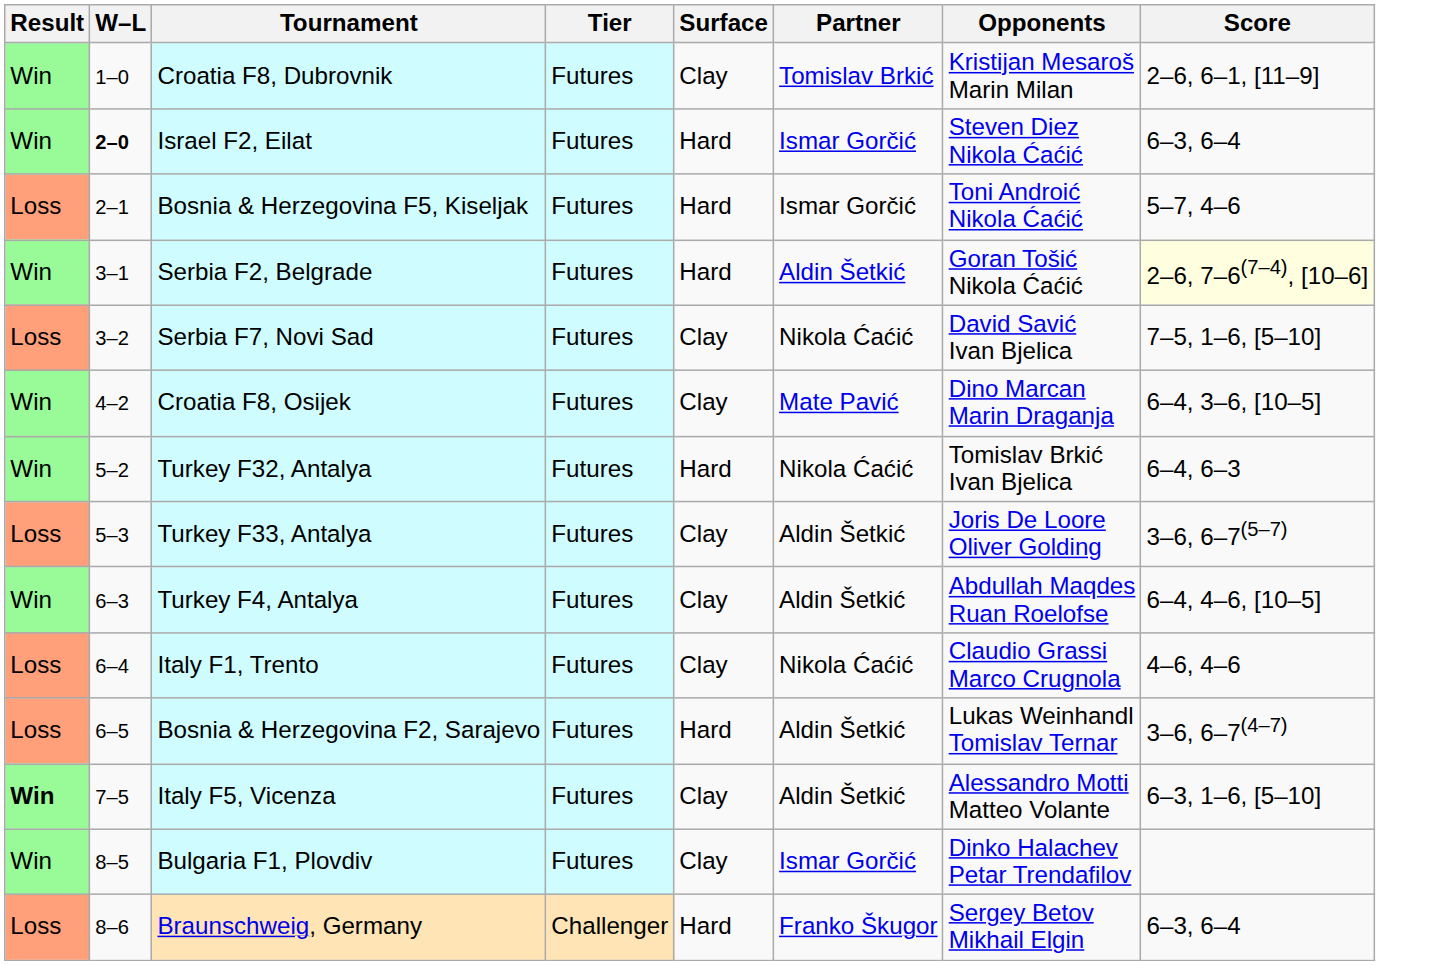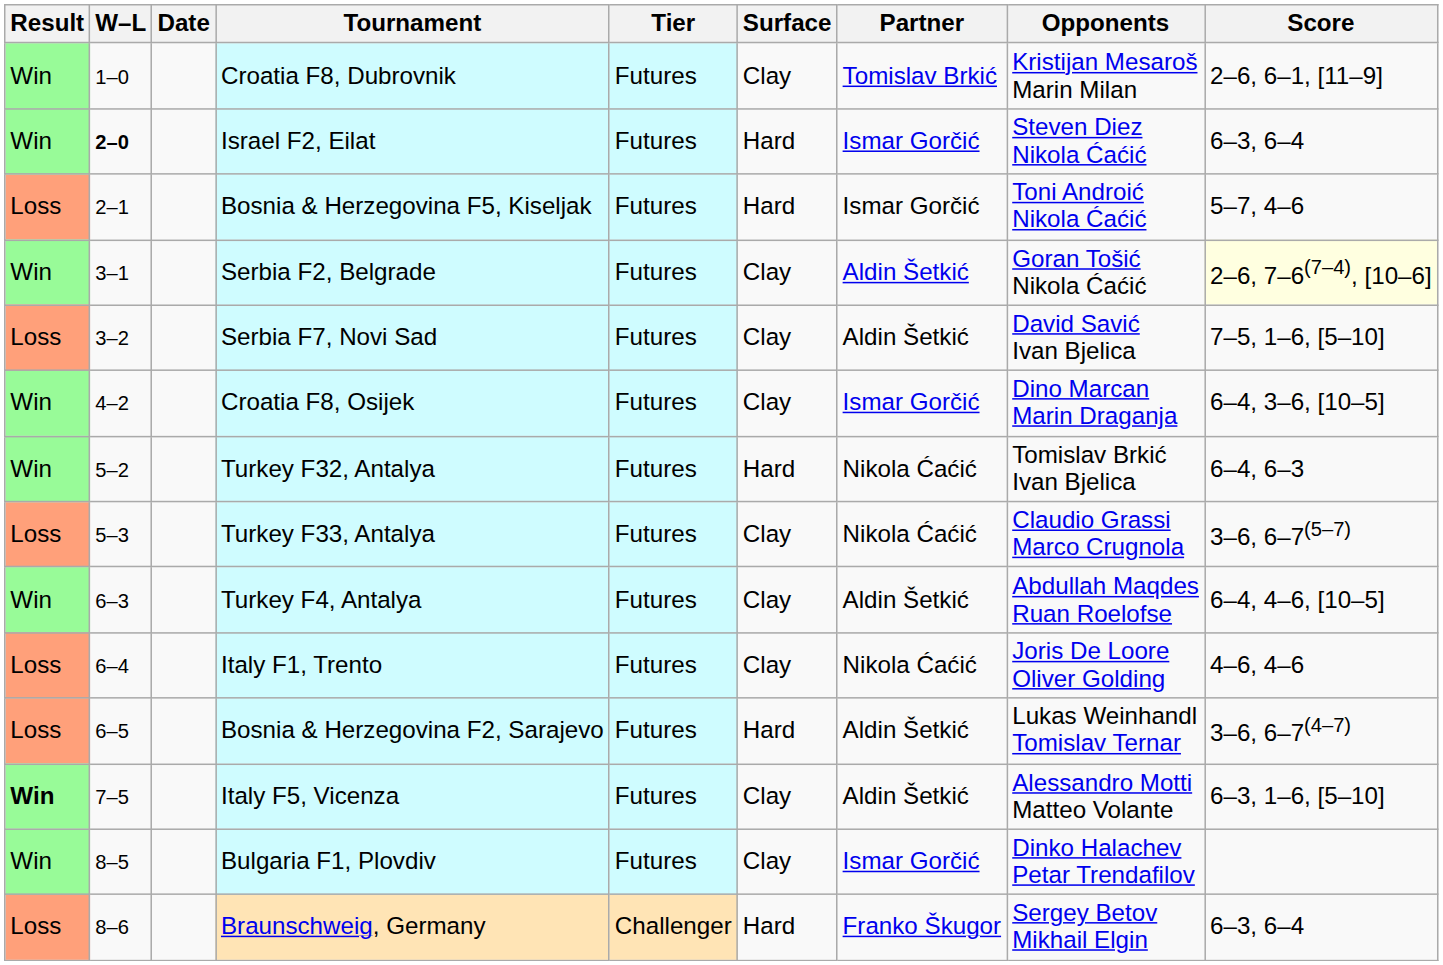+ column: (184, 23)
(706, 272) Hard -> (767, 272) Clay
(846, 337) Nikola Ćaćić -> (906, 337) Aldin Šetkić
(839, 403) Mate Pavić -> (911, 403) Ismar Gorčić
(842, 534) Aldin Šetkić -> (910, 534) Nikola Ćaćić
(1027, 534) Joris De Loore Oliver Golding -> (1098, 534) Claudio Grassi Marco Crugnola
(1035, 665) Claudio Grassi Marco Crugnola -> (1091, 665) Joris De Loore Oliver Golding
